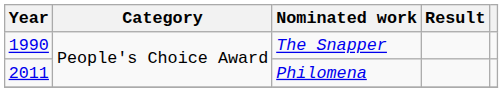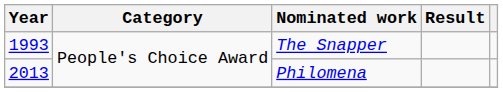(29, 46) 1990 -> (29, 46) 1993
(29, 73) 2011 -> (29, 73) 2013
